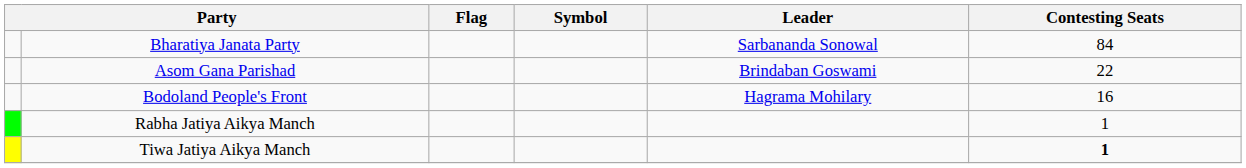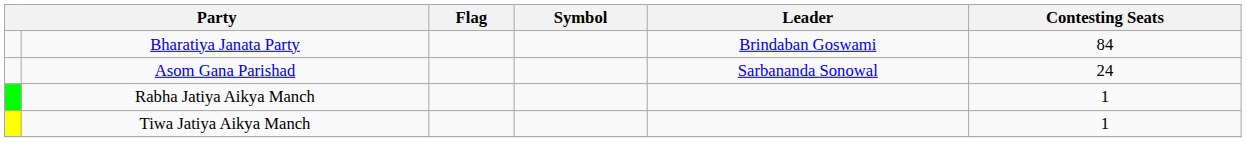(808, 44) Sarbananda Sonowal -> (808, 44) Brindaban Goswami
(808, 70) Brindaban Goswami -> (808, 70) Sarbananda Sonowal
(1105, 70) 22 -> (1105, 70) 24
- row: (225, 96)
(1105, 149) bold -> (1105, 123) normal
